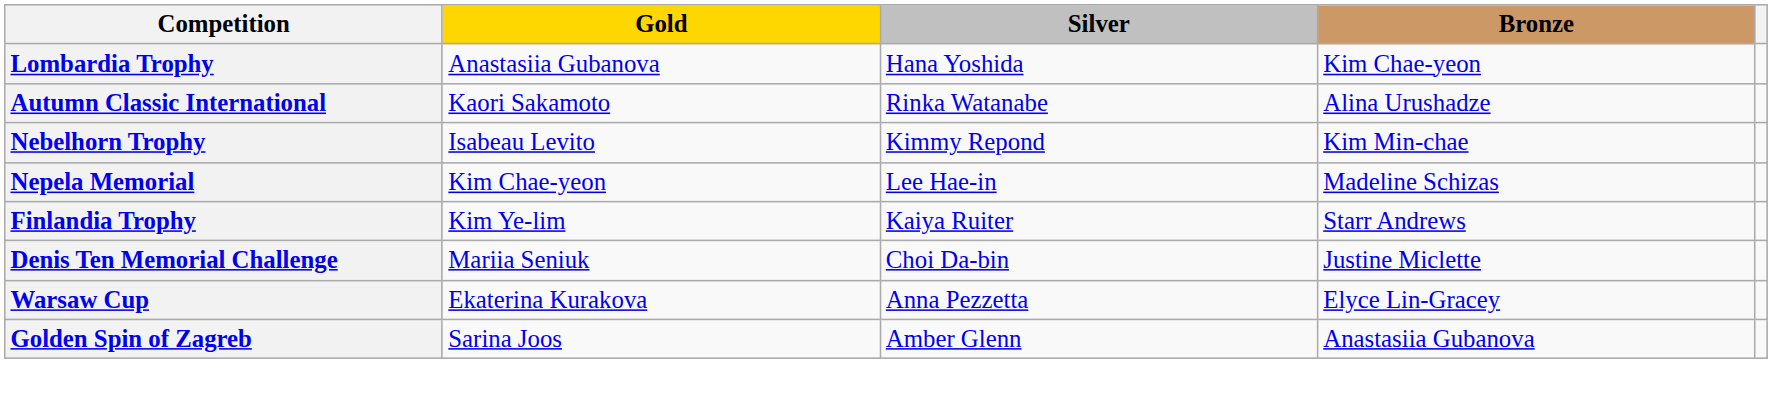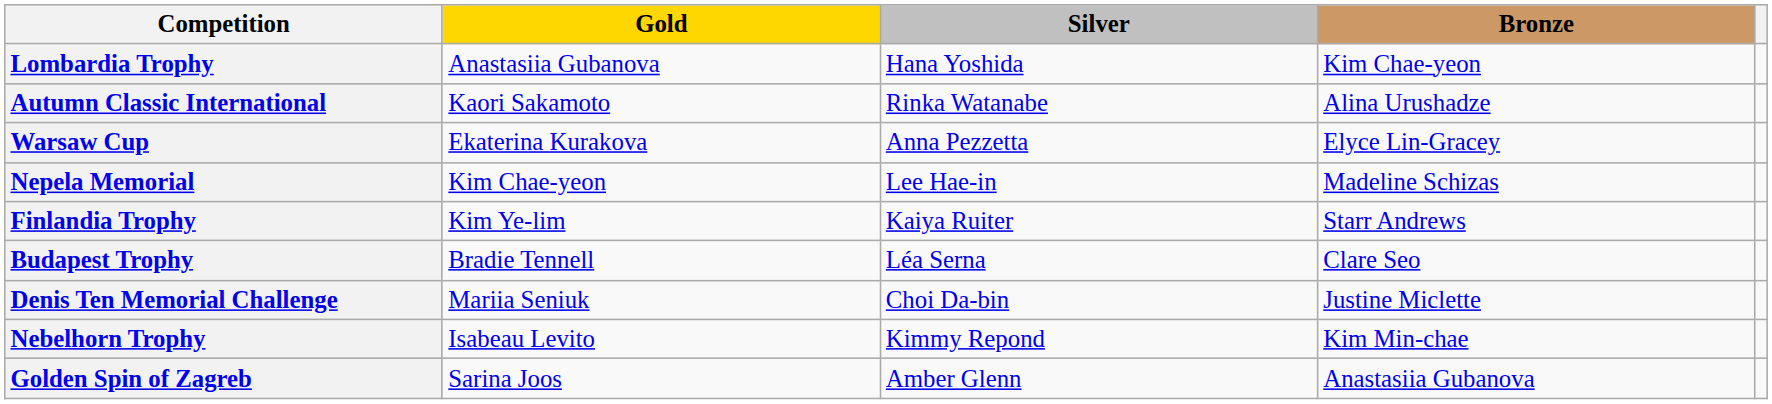rows swapped: (108, 142) <-> (80, 299)
+ row: (102, 260)
